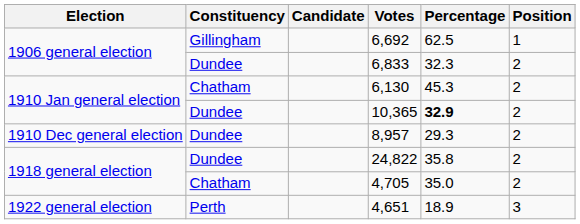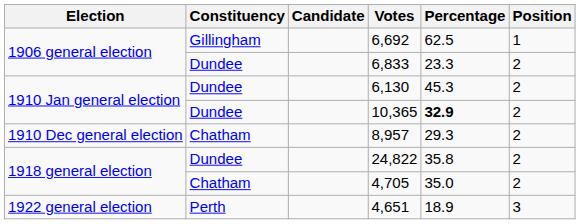(439, 64) 32.3 -> (439, 64) 23.3
(220, 87) Chatham -> (216, 87) Dundee
(216, 135) Dundee -> (220, 135) Chatham
